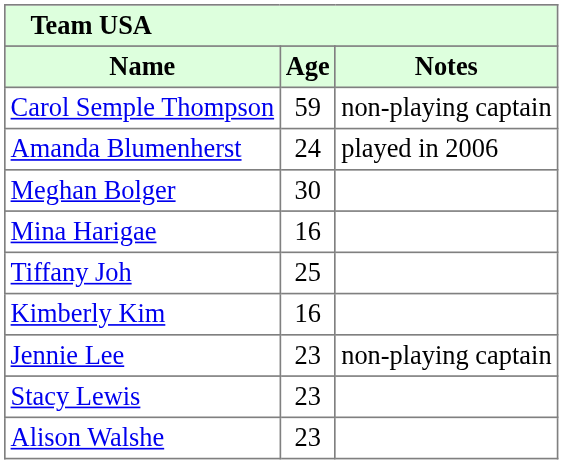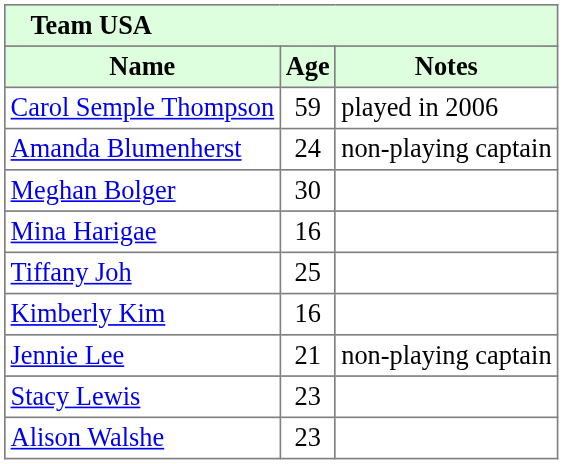(446, 107) non-playing captain -> (420, 107) played in 2006
(420, 148) played in 2006 -> (446, 148) non-playing captain
(308, 355) 23 -> (308, 355) 21
